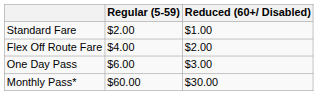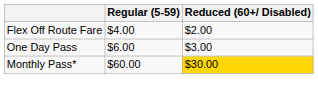- row: (42, 30)
(201, 82) no background -> (201, 64) gold background
